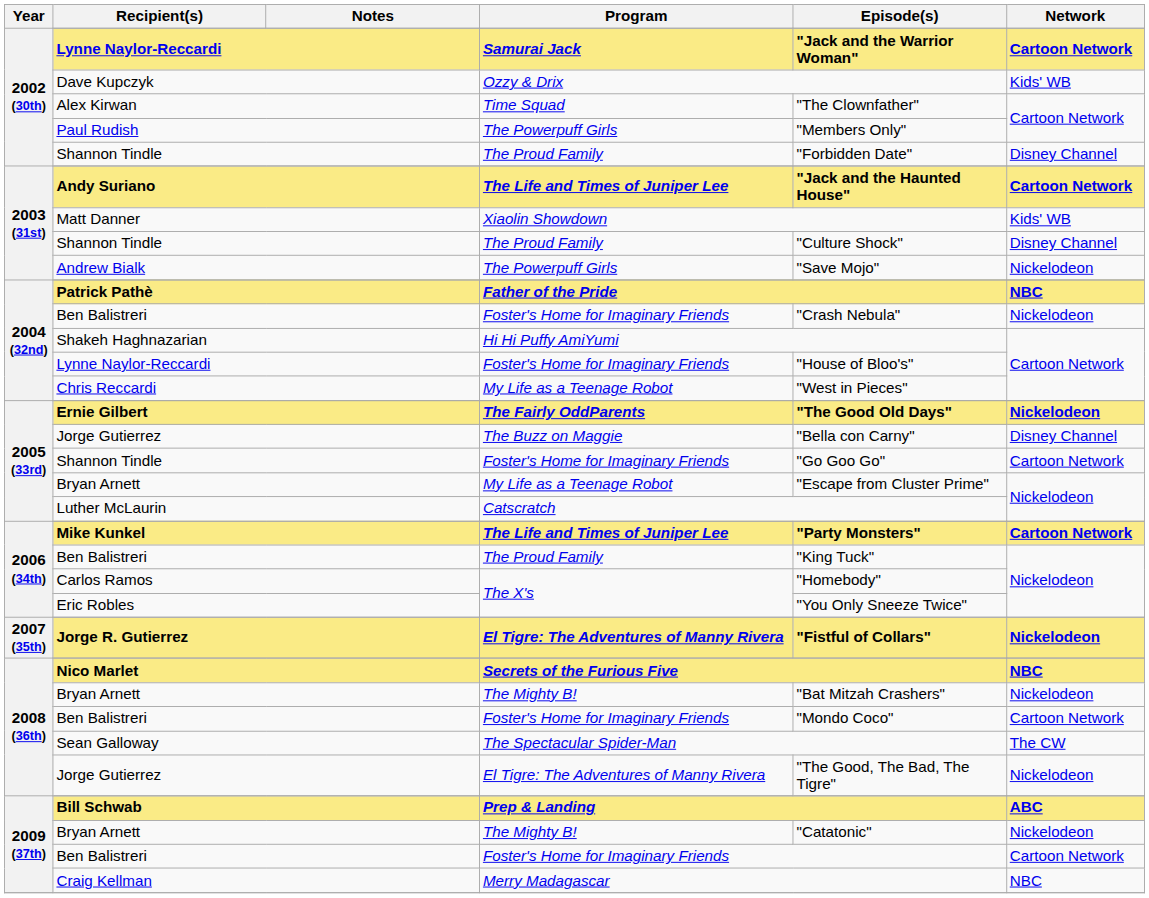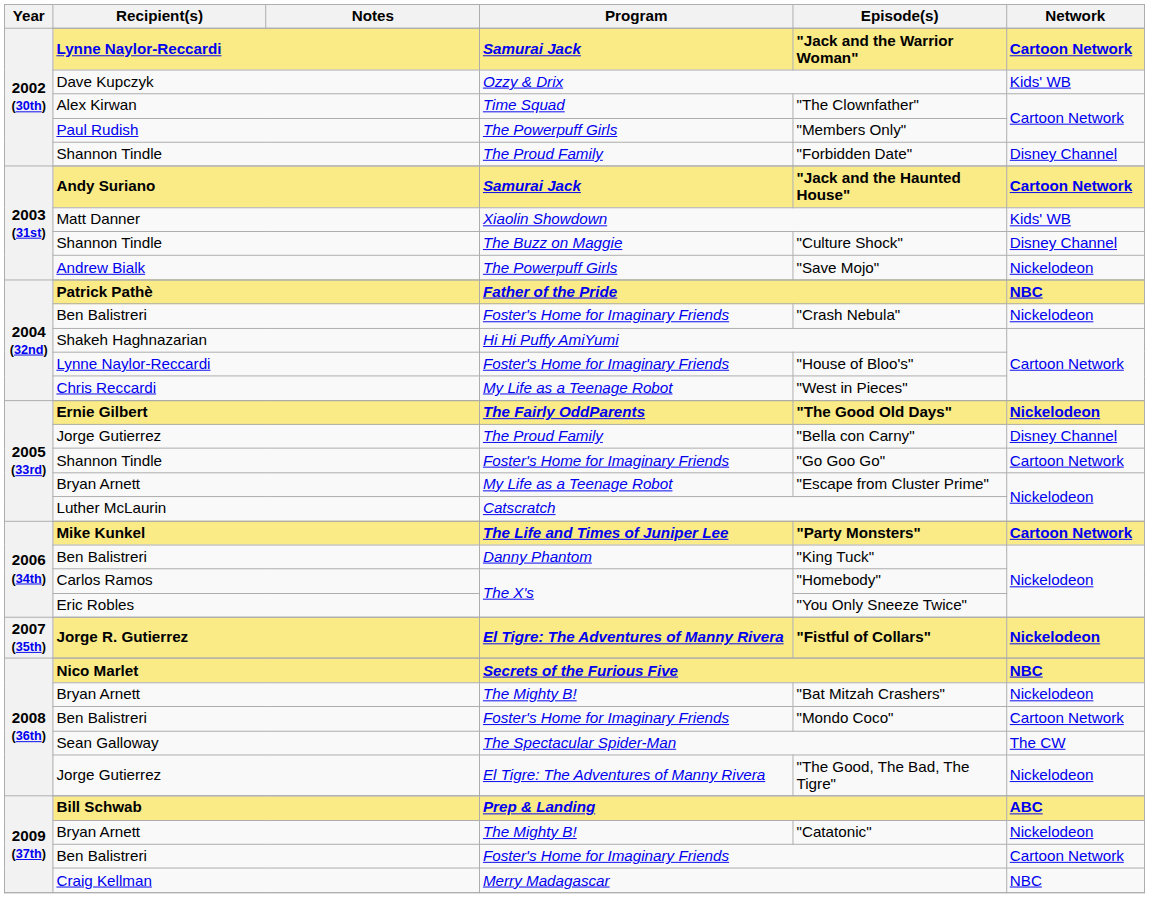(606, 186) The Life and Times of Juniper Lee -> (532, 186) Samurai Jack
(543, 243) The Proud Family -> (553, 243) The Buzz on Maggie
(553, 436) The Buzz on Maggie -> (543, 436) The Proud Family
(543, 556) The Proud Family -> (537, 556) Danny Phantom
